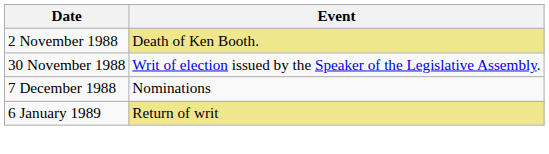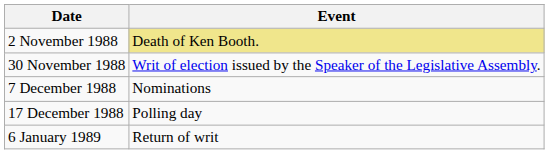+ row: (66, 112)
(175, 112) khaki background -> (175, 137) no background
